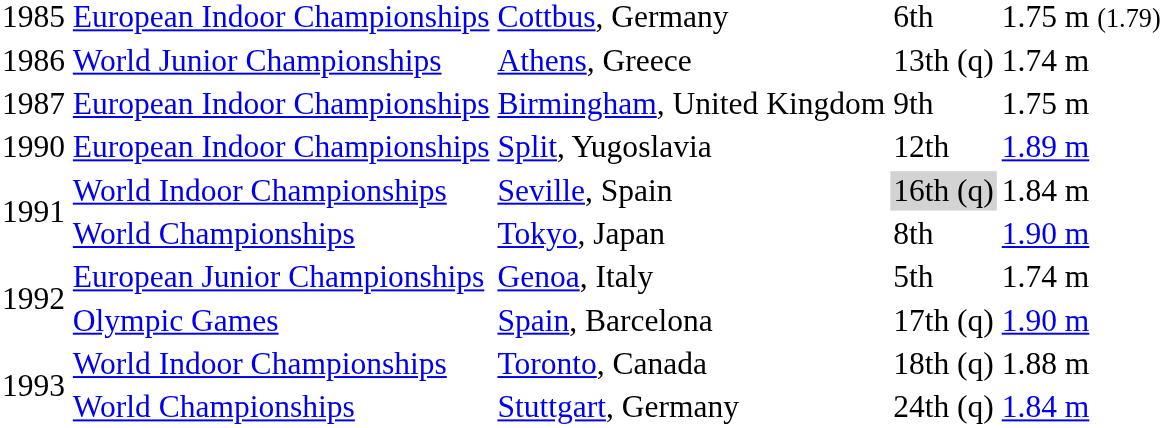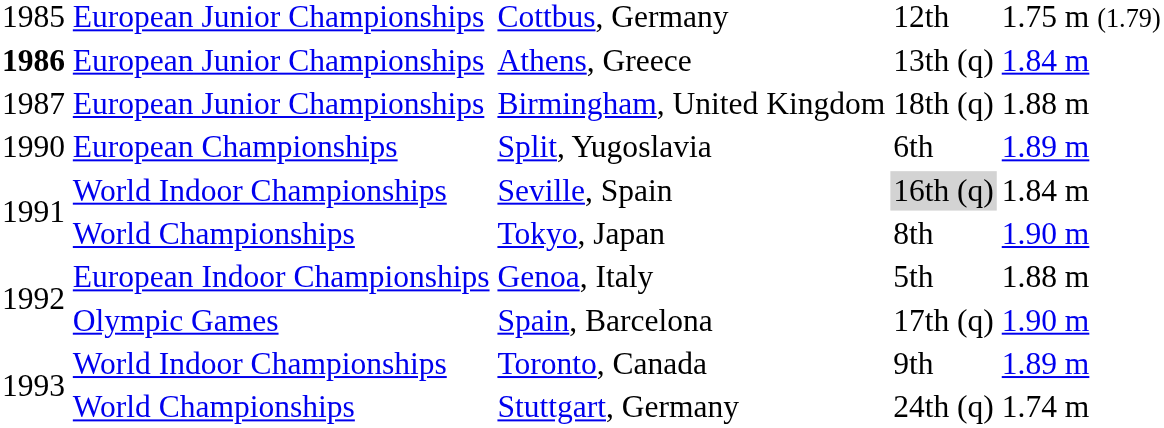(281, 17) European Indoor Championships -> (279, 17) European Junior Championships
(913, 17) 6th -> (921, 17) 12th
(33, 60) normal -> (33, 60) bold
(257, 60) World Junior Championships -> (279, 60) European Junior Championships
(1046, 60) 1.74 m -> (1046, 60) 1.84 m
(281, 103) European Indoor Championships -> (279, 103) European Junior Championships
(913, 103) 9th -> (944, 103) 18th (q)
(1046, 103) 1.75 m -> (1046, 103) 1.88 m
(281, 147) European Indoor Championships -> (235, 147) European Championships
(921, 147) 12th -> (913, 147) 6th
(279, 277) European Junior Championships -> (281, 277) European Indoor Championships
(1046, 277) 1.74 m -> (1046, 277) 1.88 m
(944, 363) 18th (q) -> (913, 363) 9th
(1046, 363) 1.88 m -> (1046, 363) 1.89 m
(1046, 407) 1.84 m -> (1046, 407) 1.74 m
